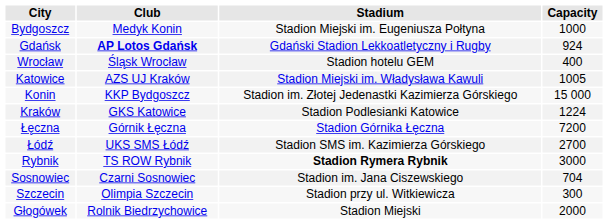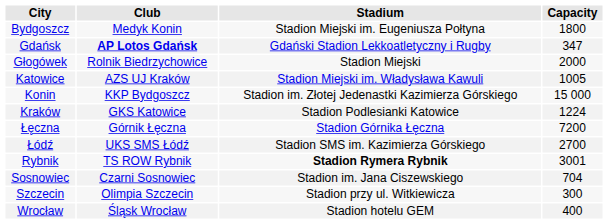(572, 29) 1000 -> (572, 29) 1800
(572, 46) 924 -> (572, 46) 347
rows swapped: (40, 211) <-> (40, 62)
(572, 161) 3000 -> (572, 161) 3001
